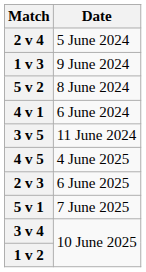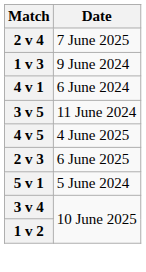(93, 40) 5 June 2024 -> (93, 40) 7 June 2025
- row: (29, 87)
(93, 207) 7 June 2025 -> (93, 183) 5 June 2024
